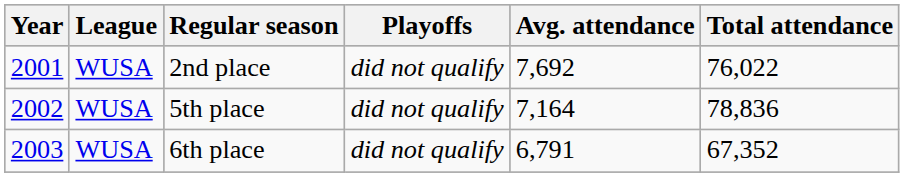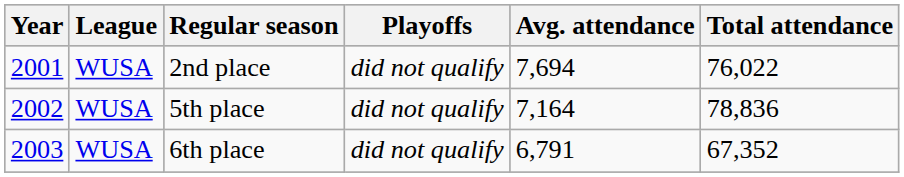(545, 66) 7,692 -> (545, 66) 7,694
